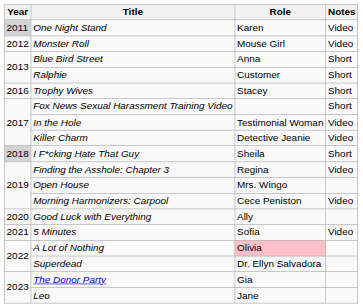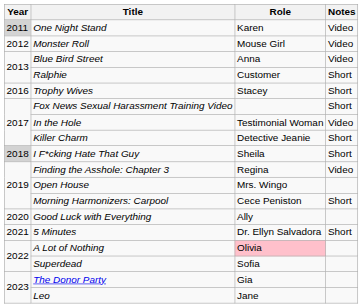(340, 59) Short -> (341, 59) Video
(341, 138) Video -> (340, 138) Short
(341, 201) Video -> (340, 201) Short
(248, 232) Sofia -> (279, 232) Dr. Ellyn Salvadora
(341, 232) Video -> (340, 232) Short
(279, 264) Dr. Ellyn Salvadora -> (248, 264) Sofia
